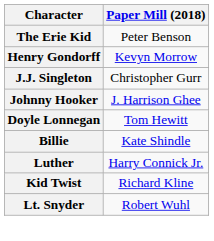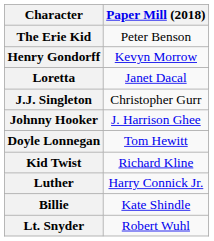+ row: (54, 78)
rows swapped: (54, 183) <-> (54, 141)
